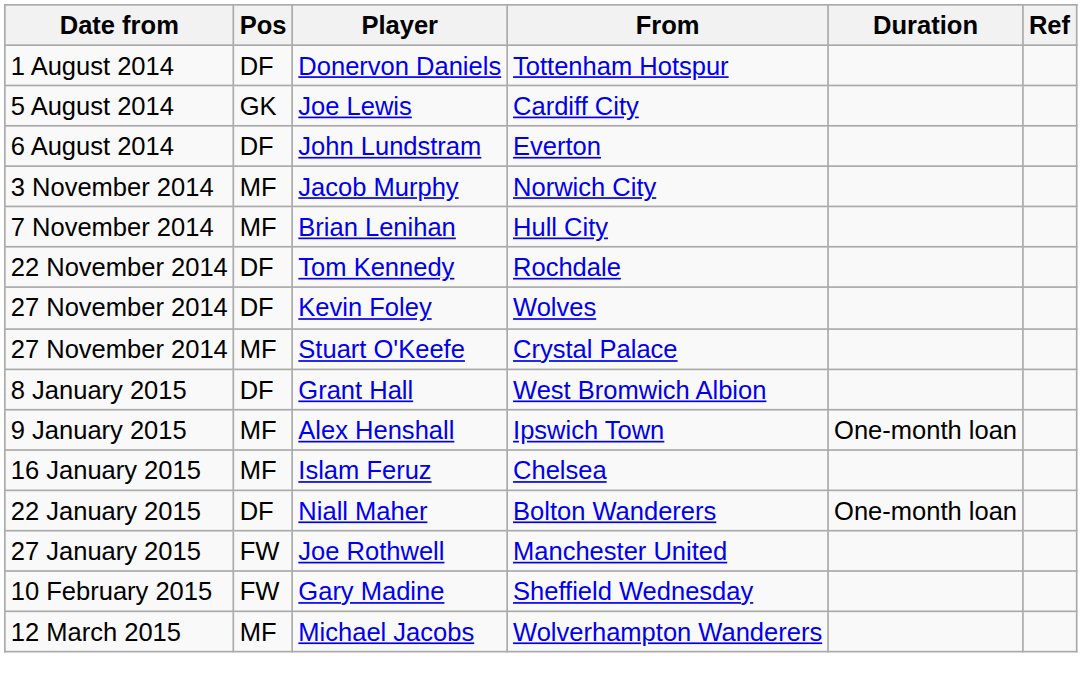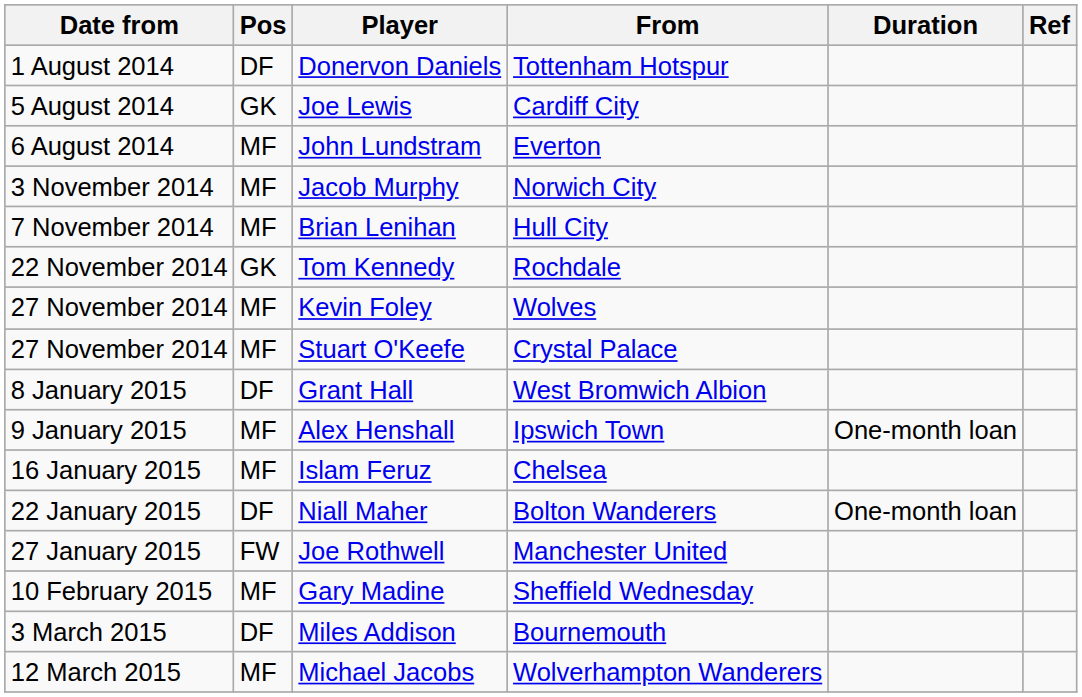(257, 147) DF -> (258, 147) MF
(257, 268) DF -> (258, 268) GK
(257, 308) DF -> (258, 308) MF
(260, 591) FW -> (258, 591) MF
+ row: (377, 632)
